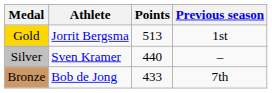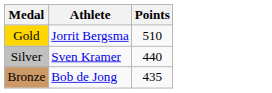- column: (220, 14)
(152, 35) 513 -> (152, 35) 510
(152, 77) 433 -> (152, 77) 435
